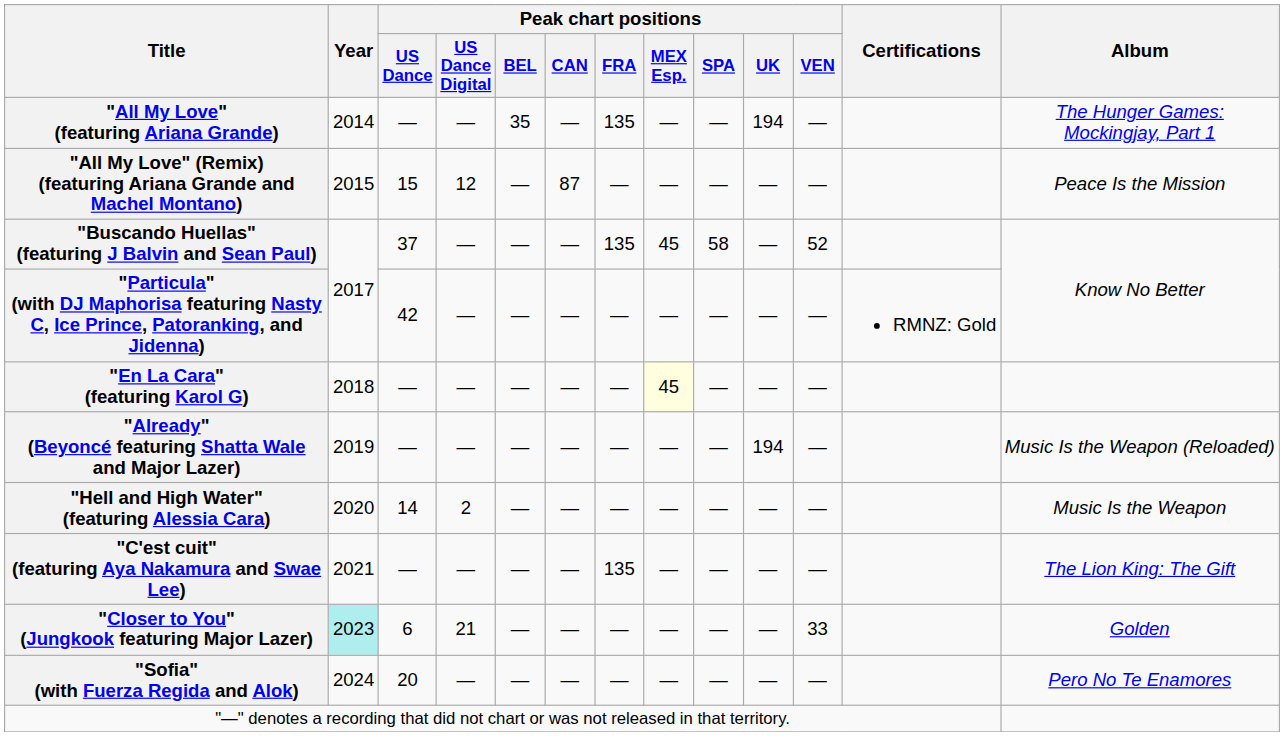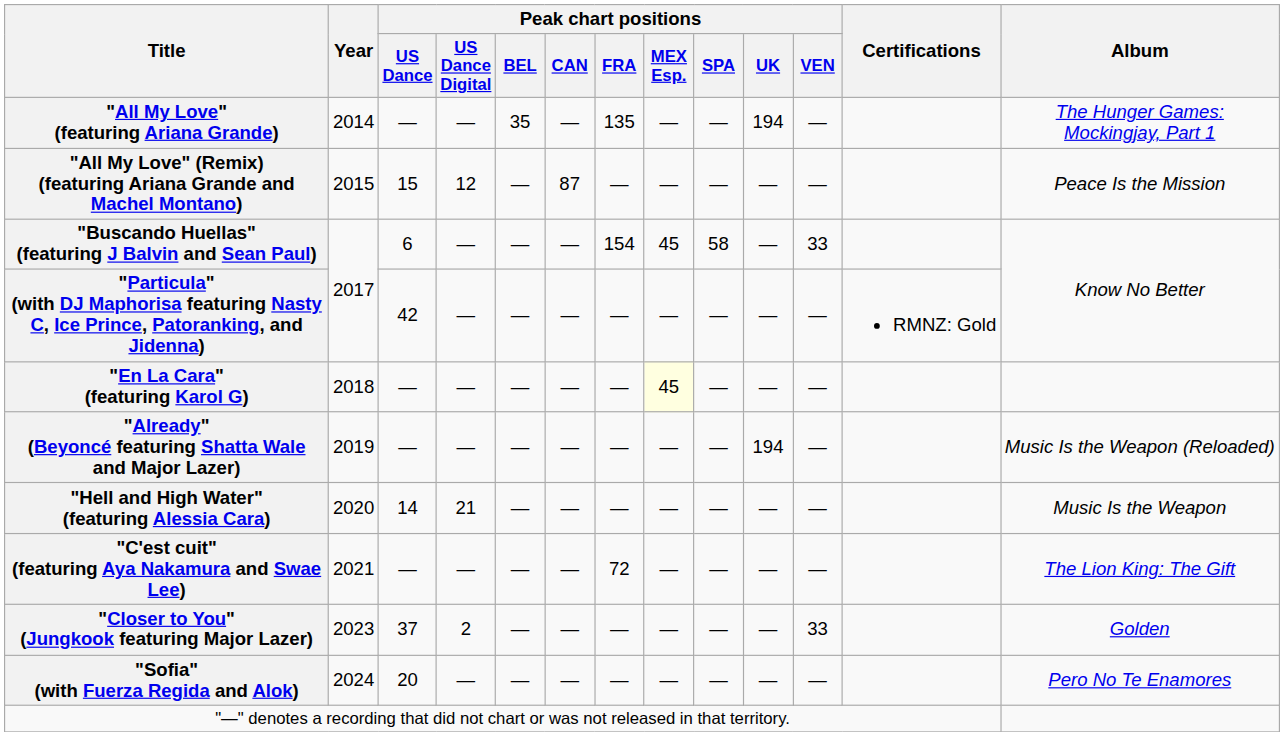(407, 244) 37 -> (407, 244) 6
(619, 244) 135 -> (619, 244) 154
(818, 244) 52 -> (818, 244) 33
(466, 508) 2 -> (466, 508) 21
(619, 568) 135 -> (619, 568) 72
(354, 629) paleturquoise background -> (354, 629) no background
(407, 629) 6 -> (407, 629) 37
(466, 629) 21 -> (466, 629) 2
